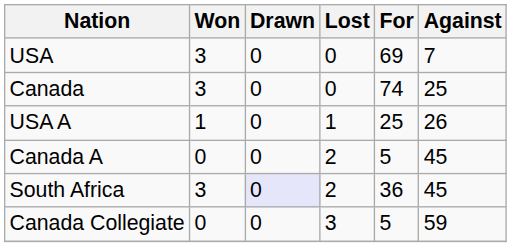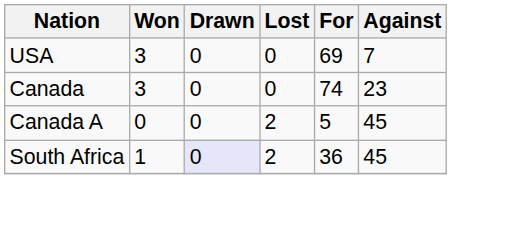(436, 88) 25 -> (375, 88) 23
- row: (40, 122)
(200, 190) 3 -> (140, 156) 1
- row: (97, 223)
